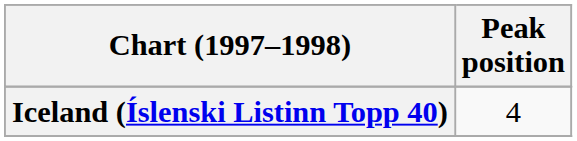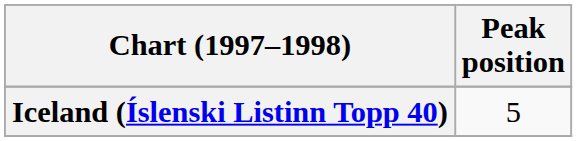(513, 111) 4 -> (513, 111) 5
